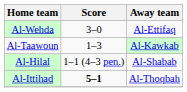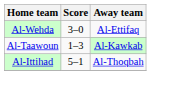- row: (33, 62)
(94, 78) bold -> (76, 62) normal
